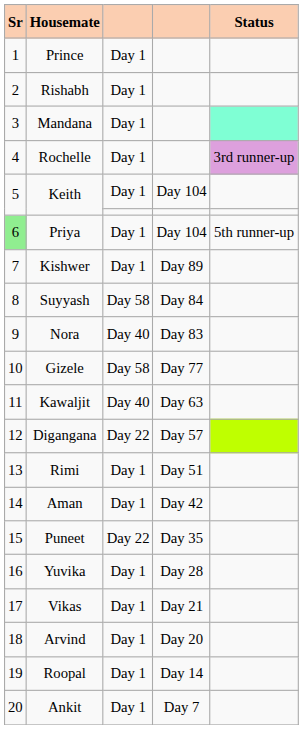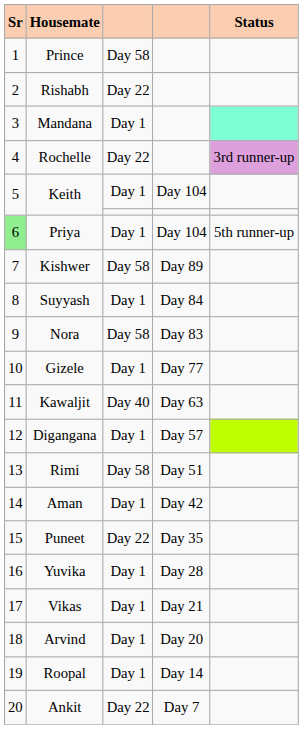(128, 55) Day 1 -> (128, 55) Day 58
(128, 89) Day 1 -> (128, 89) Day 22
(128, 157) Day 1 -> (128, 157) Day 22
(128, 266) Day 1 -> (128, 266) Day 58
(128, 300) Day 58 -> (128, 300) Day 1
(128, 334) Day 40 -> (128, 334) Day 58
(128, 368) Day 58 -> (128, 368) Day 1
(128, 435) Day 22 -> (128, 435) Day 1
(128, 469) Day 1 -> (128, 469) Day 58
(128, 707) Day 1 -> (128, 707) Day 22
